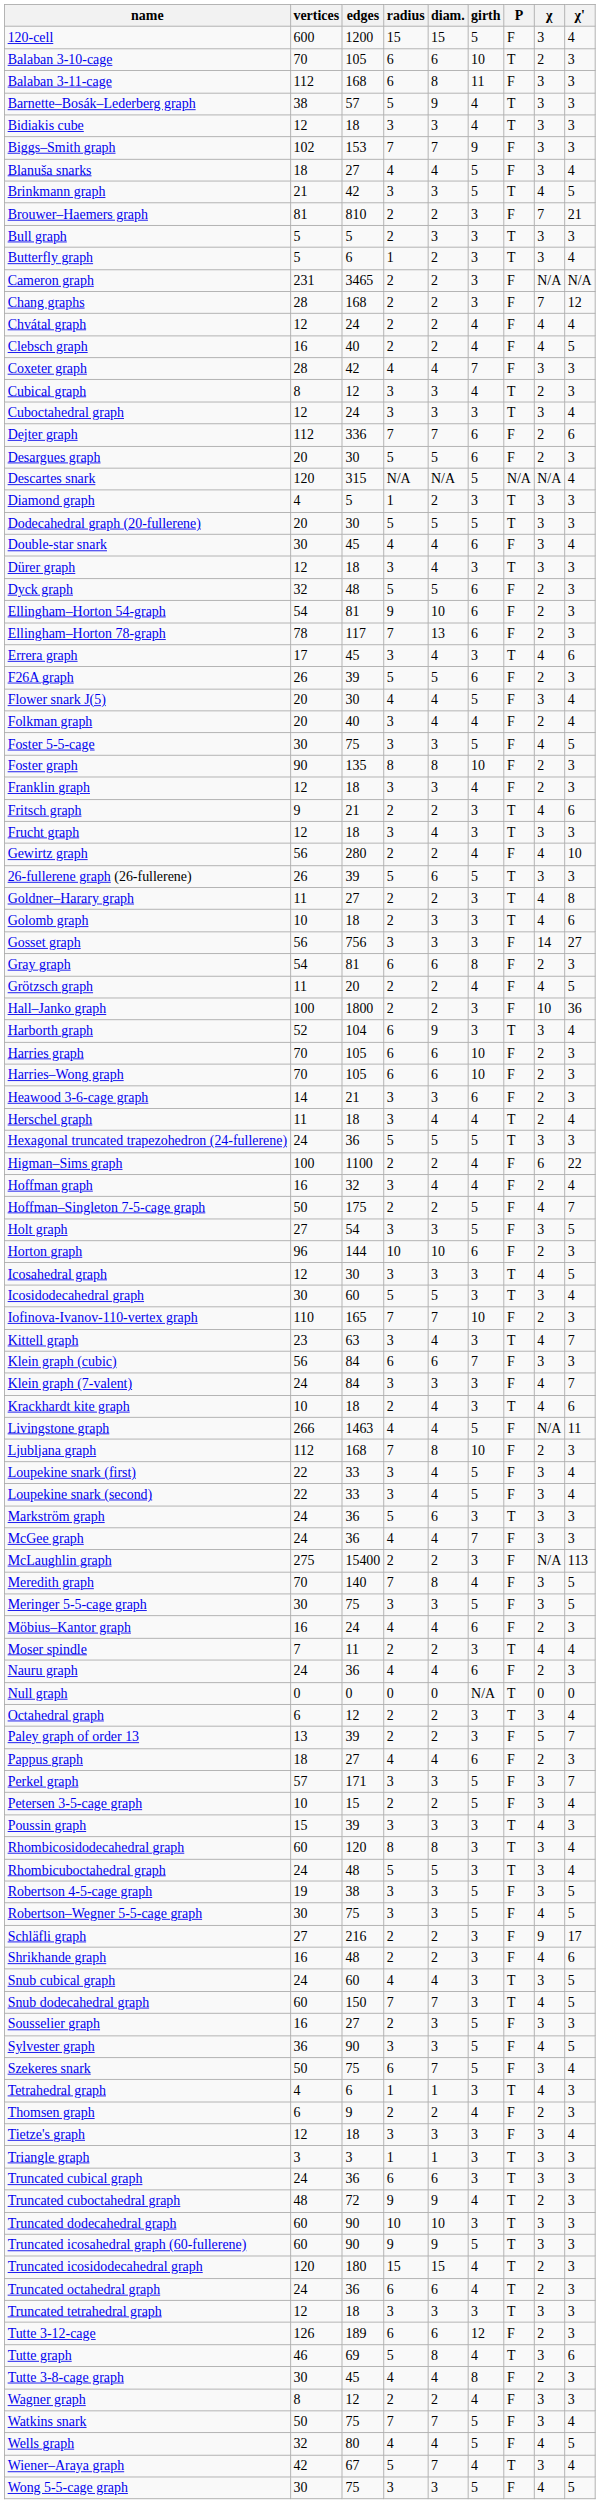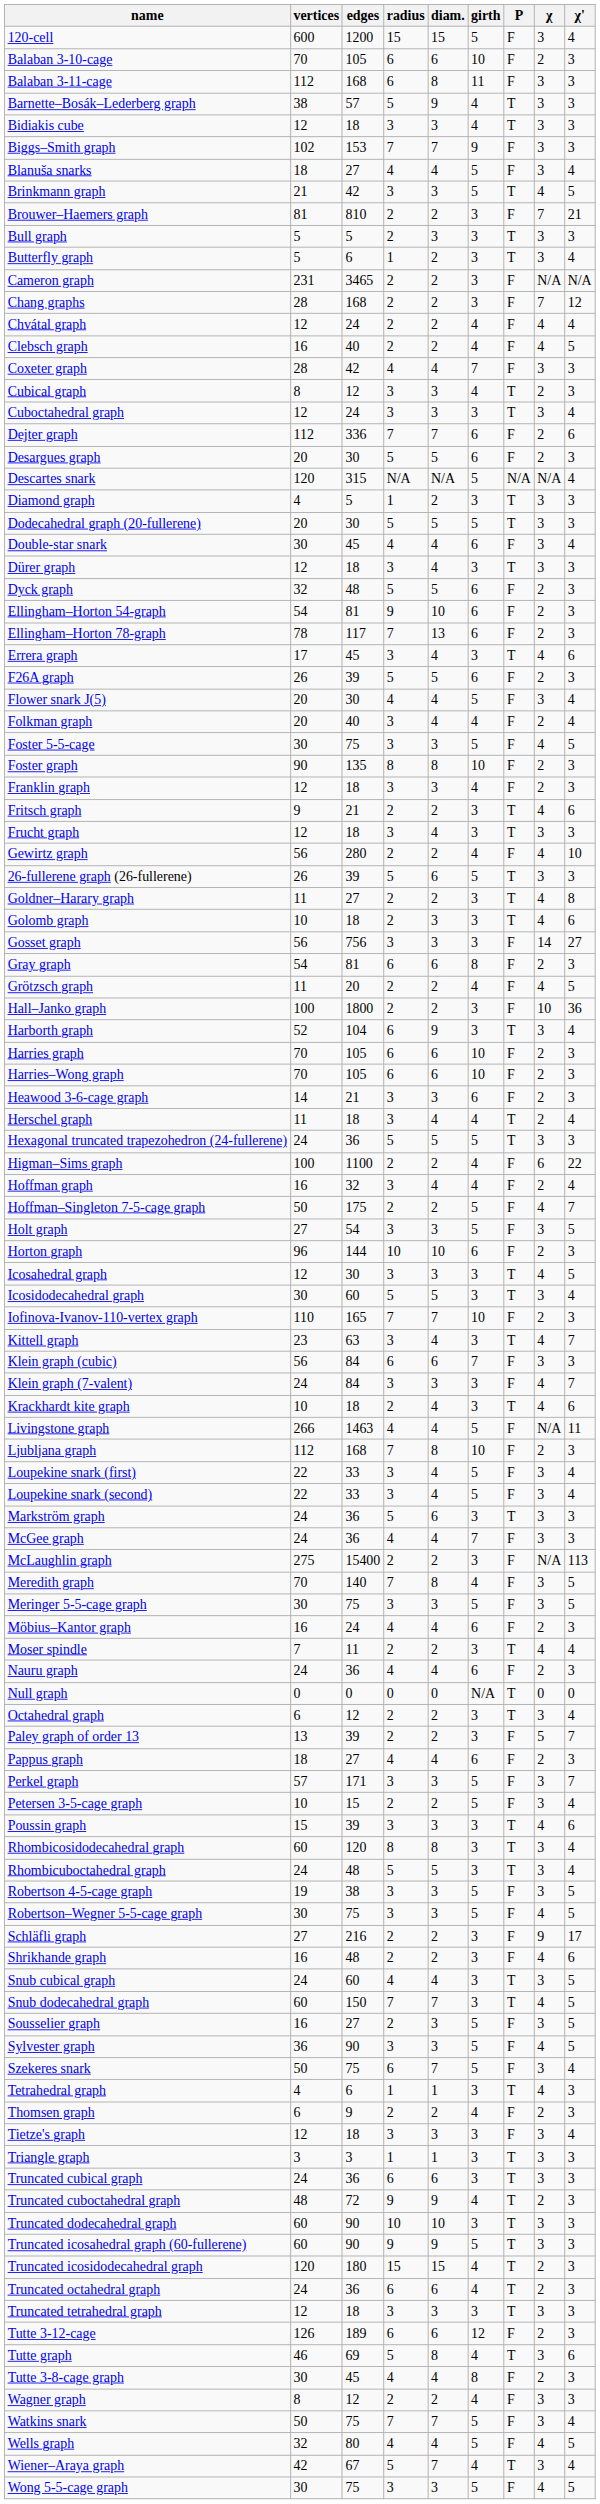(511, 59) T -> (511, 59) F
(571, 1825) 3 -> (571, 1825) 6
(571, 2024) 3 -> (571, 2024) 5
